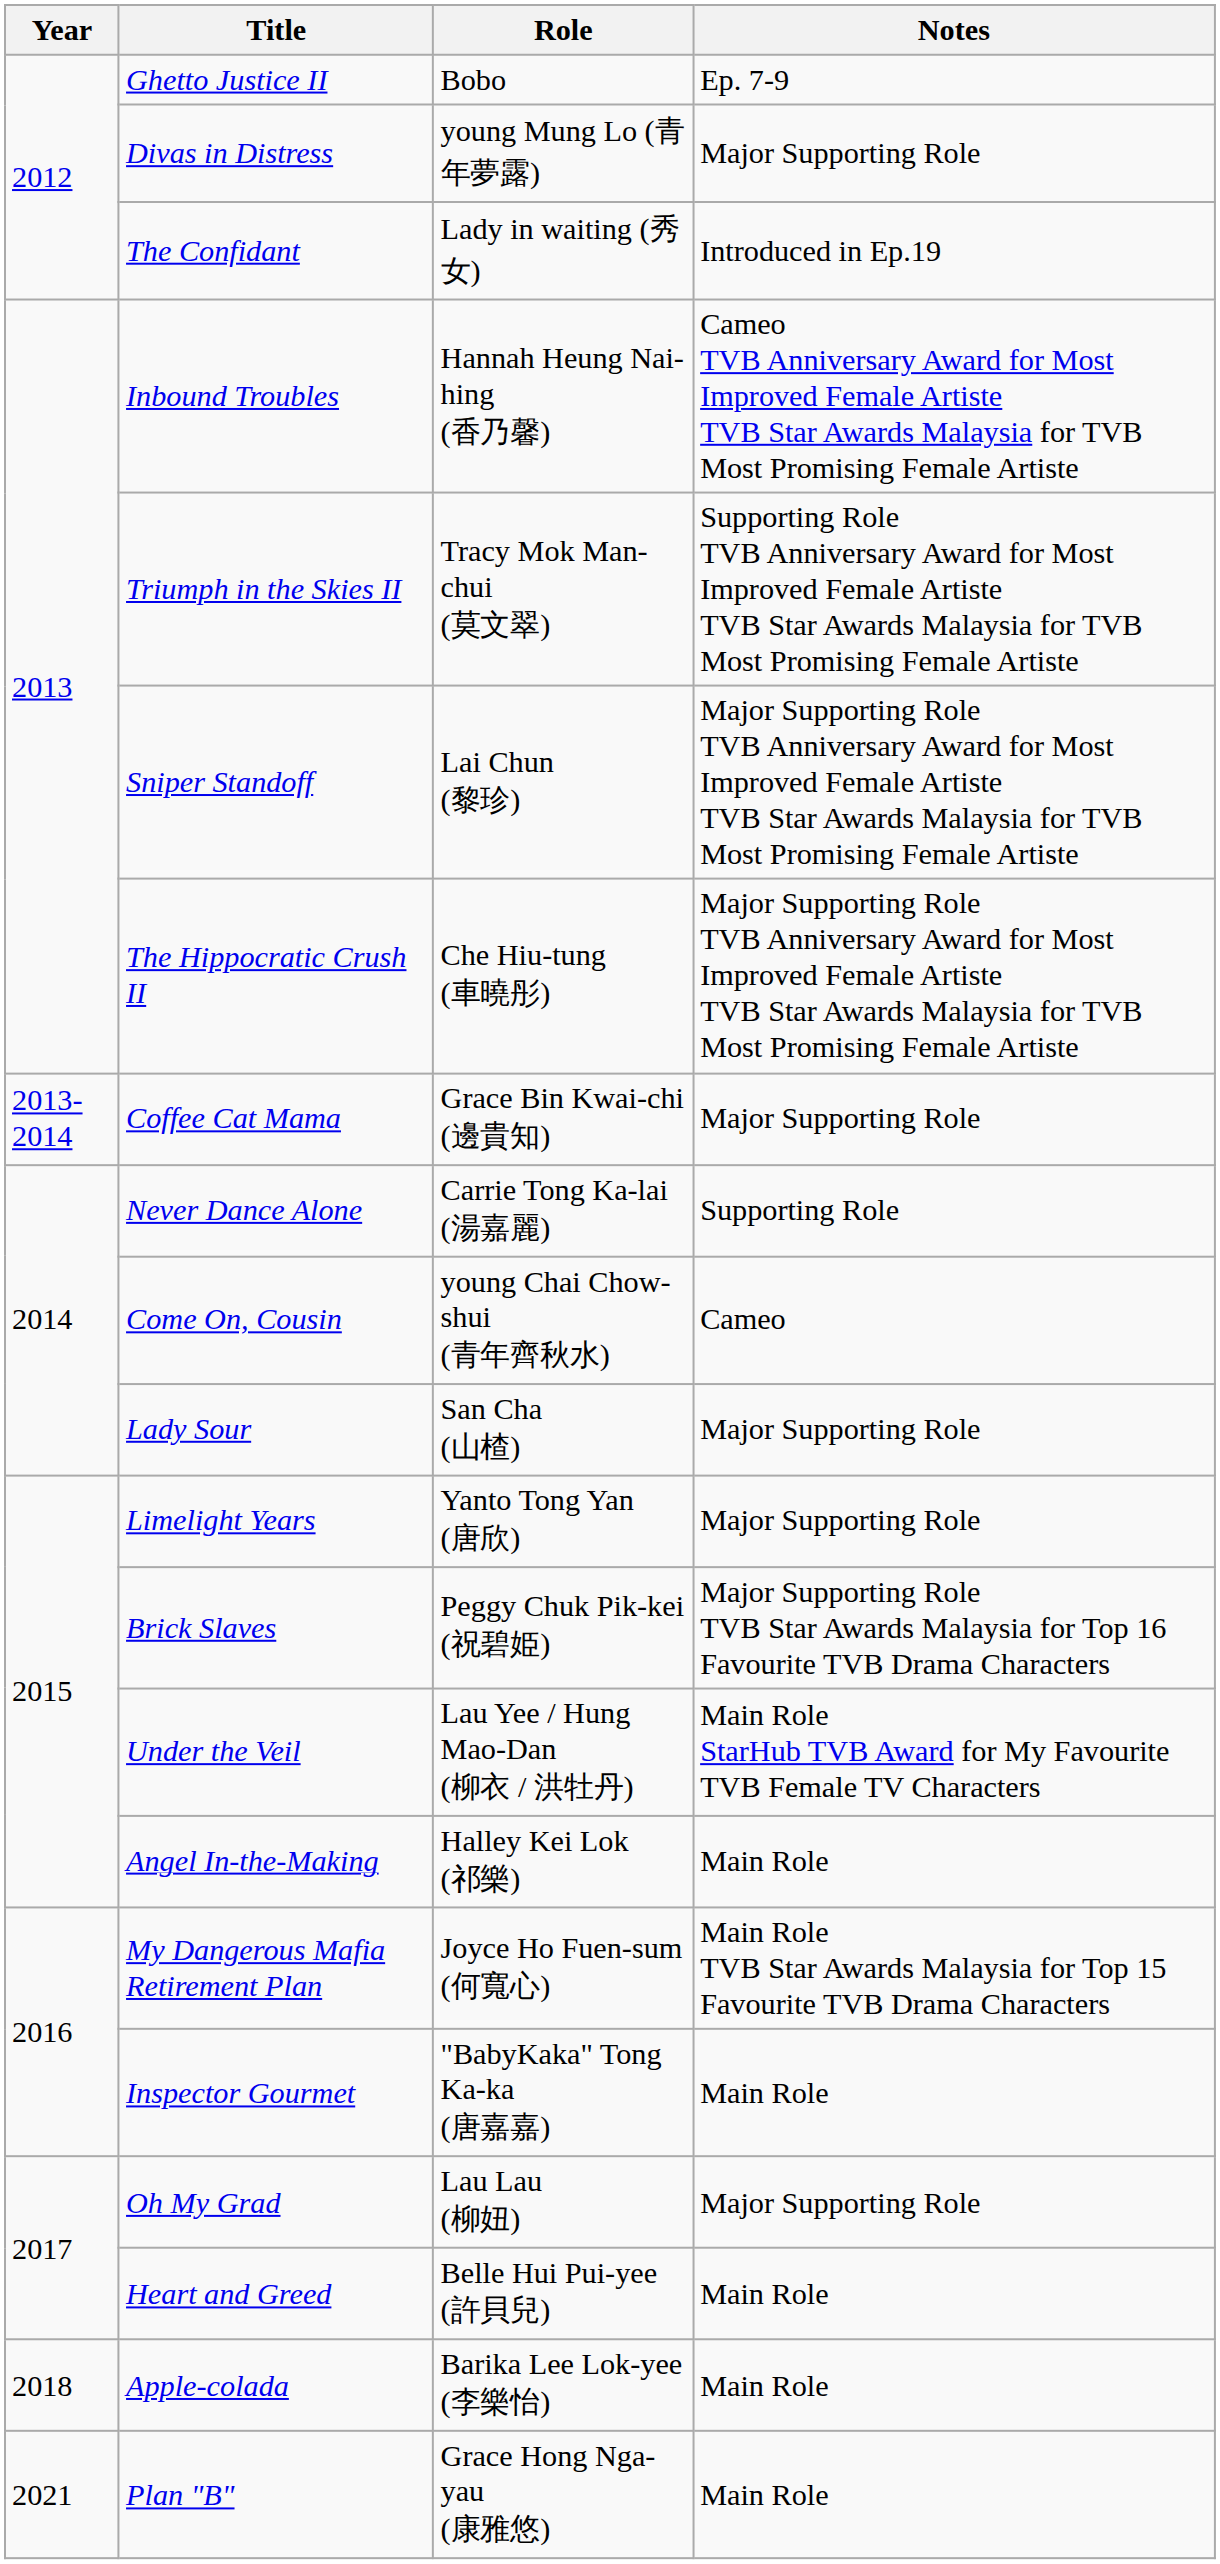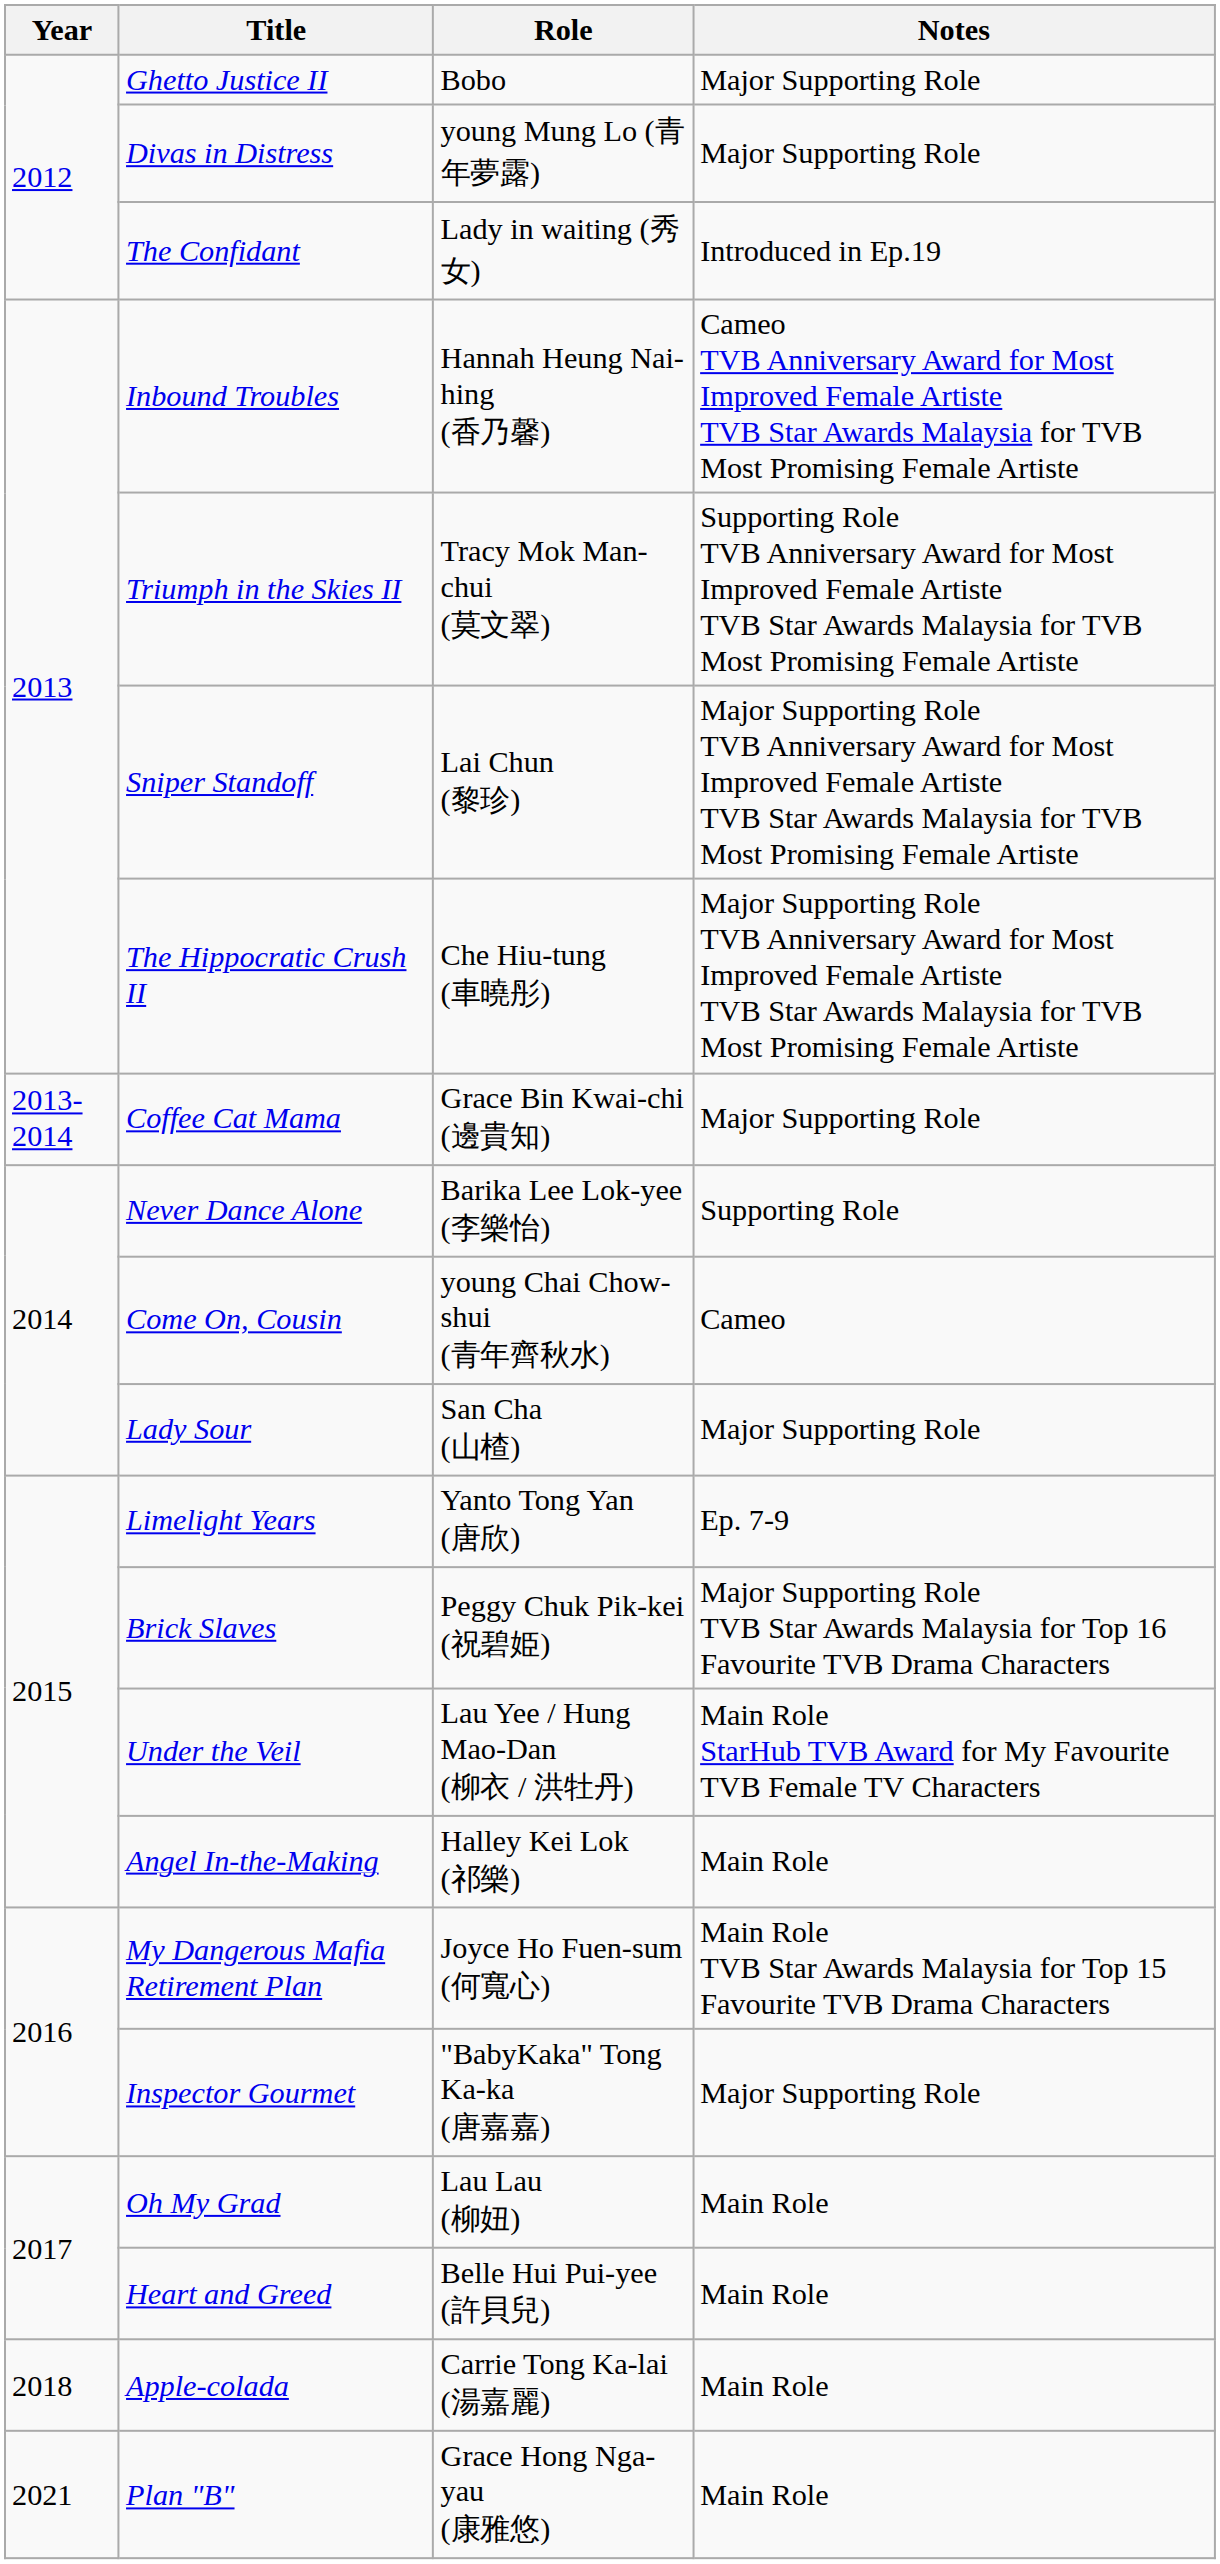(745, 79) Ep. 7-9 -> (840, 79) Major Supporting Role
(554, 1207) Carrie Tong Ka-lai (湯嘉麗) -> (561, 1207) Barika Lee Lok-yee (李樂怡)
(840, 1520) Major Supporting Role -> (745, 1520) Ep. 7-9
(764, 2092) Main Role -> (840, 2092) Major Supporting Role
(840, 2201) Major Supporting Role -> (764, 2201) Main Role
(561, 2383) Barika Lee Lok-yee (李樂怡) -> (554, 2383) Carrie Tong Ka-lai (湯嘉麗)
